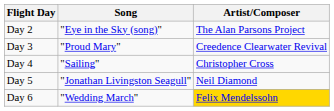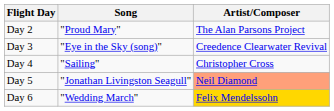(111, 30) "Eye in the Sky (song)" -> (90, 30) "Proud Mary"
(90, 47) "Proud Mary" -> (111, 47) "Eye in the Sky (song)"
(227, 81) no background -> (227, 81) lightsalmon background
